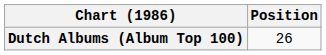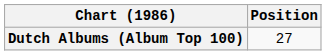(284, 39) 26 -> (284, 39) 27
